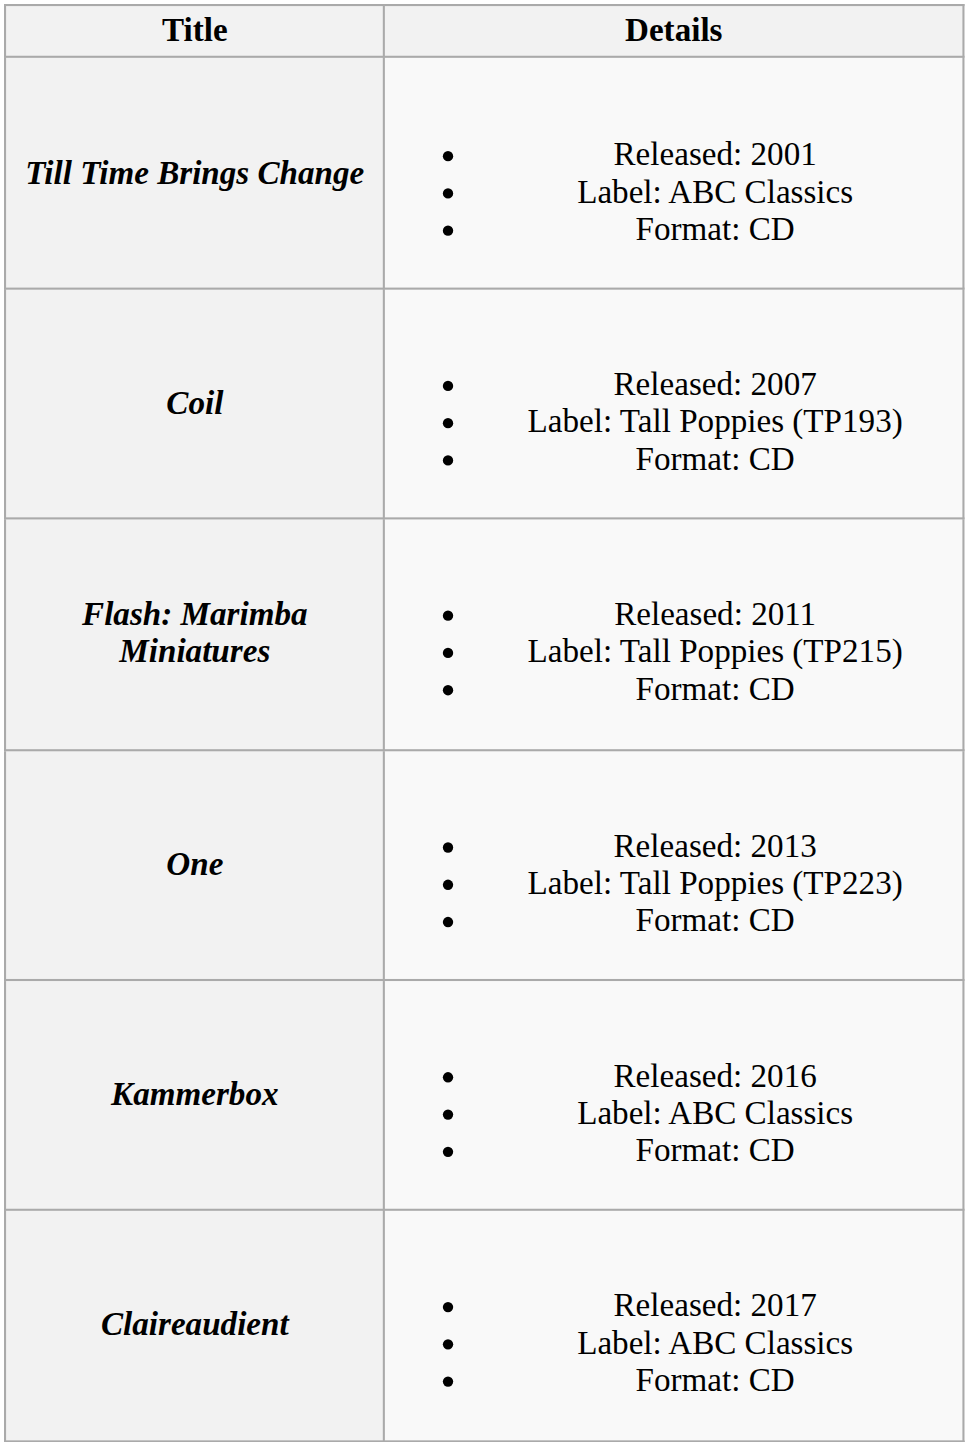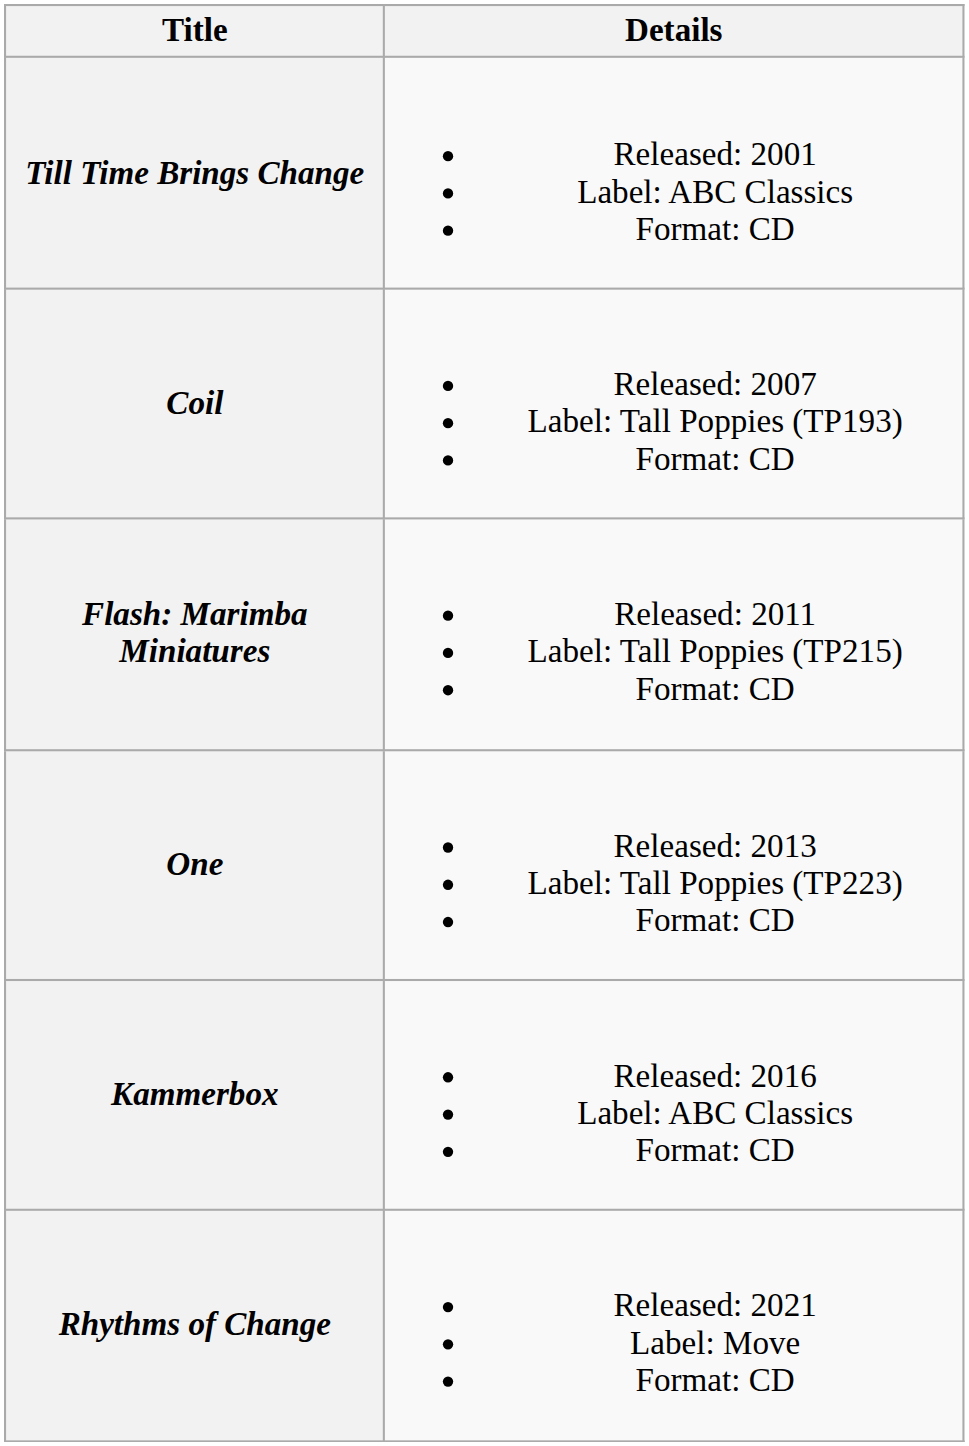- row: (195, 1325)
+ row: (195, 1325)
